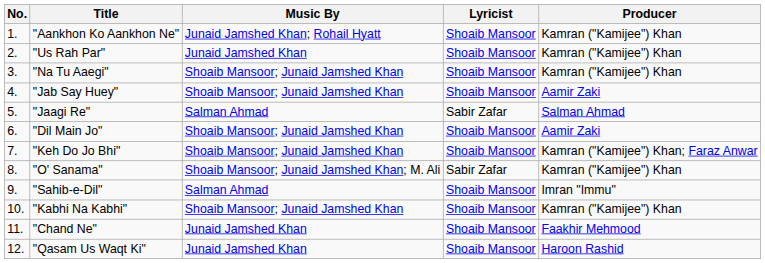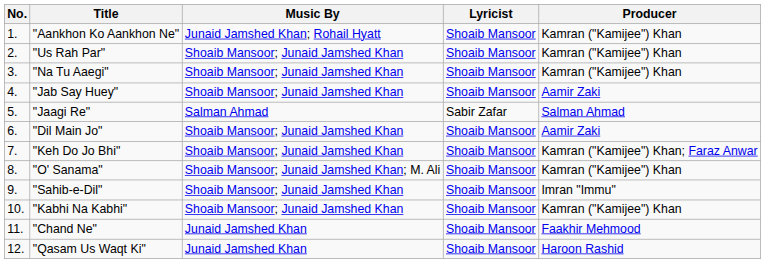(246, 53) Junaid Jamshed Khan -> (294, 53) Shoaib Mansoor; Junaid Jamshed Khan
(476, 170) Sabir Zafar -> (491, 170) Shoaib Mansoor
(227, 190) Salman Ahmad -> (294, 190) Shoaib Mansoor; Junaid Jamshed Khan
